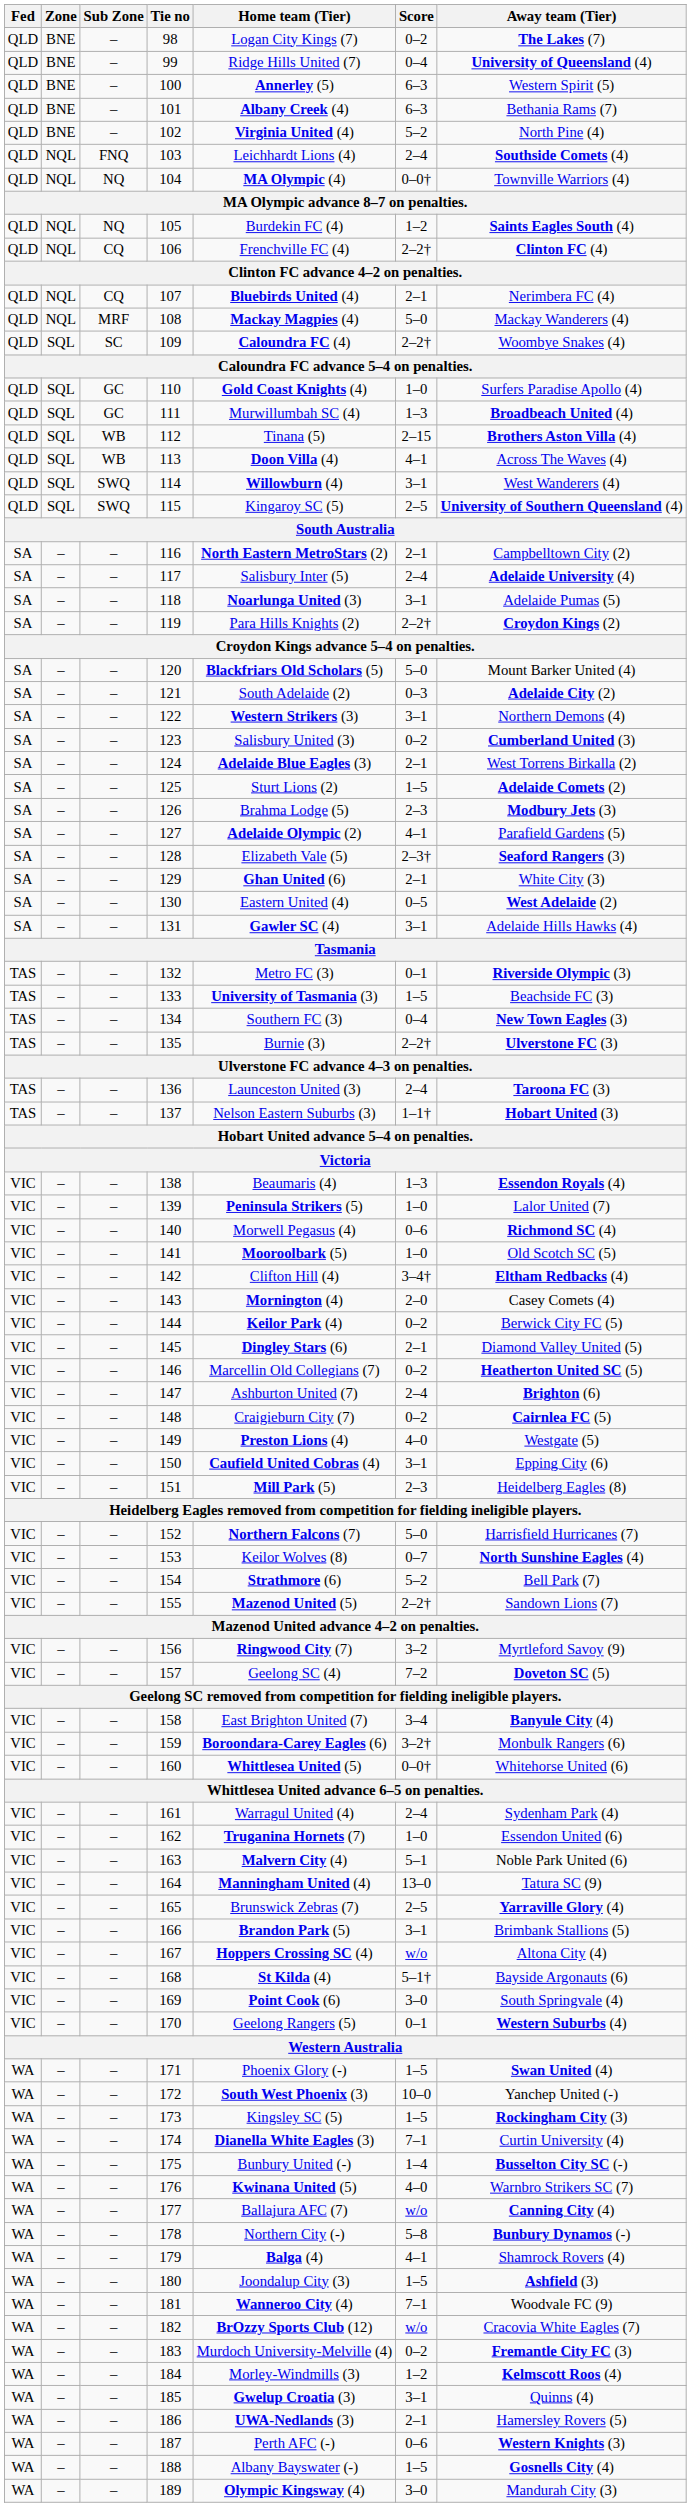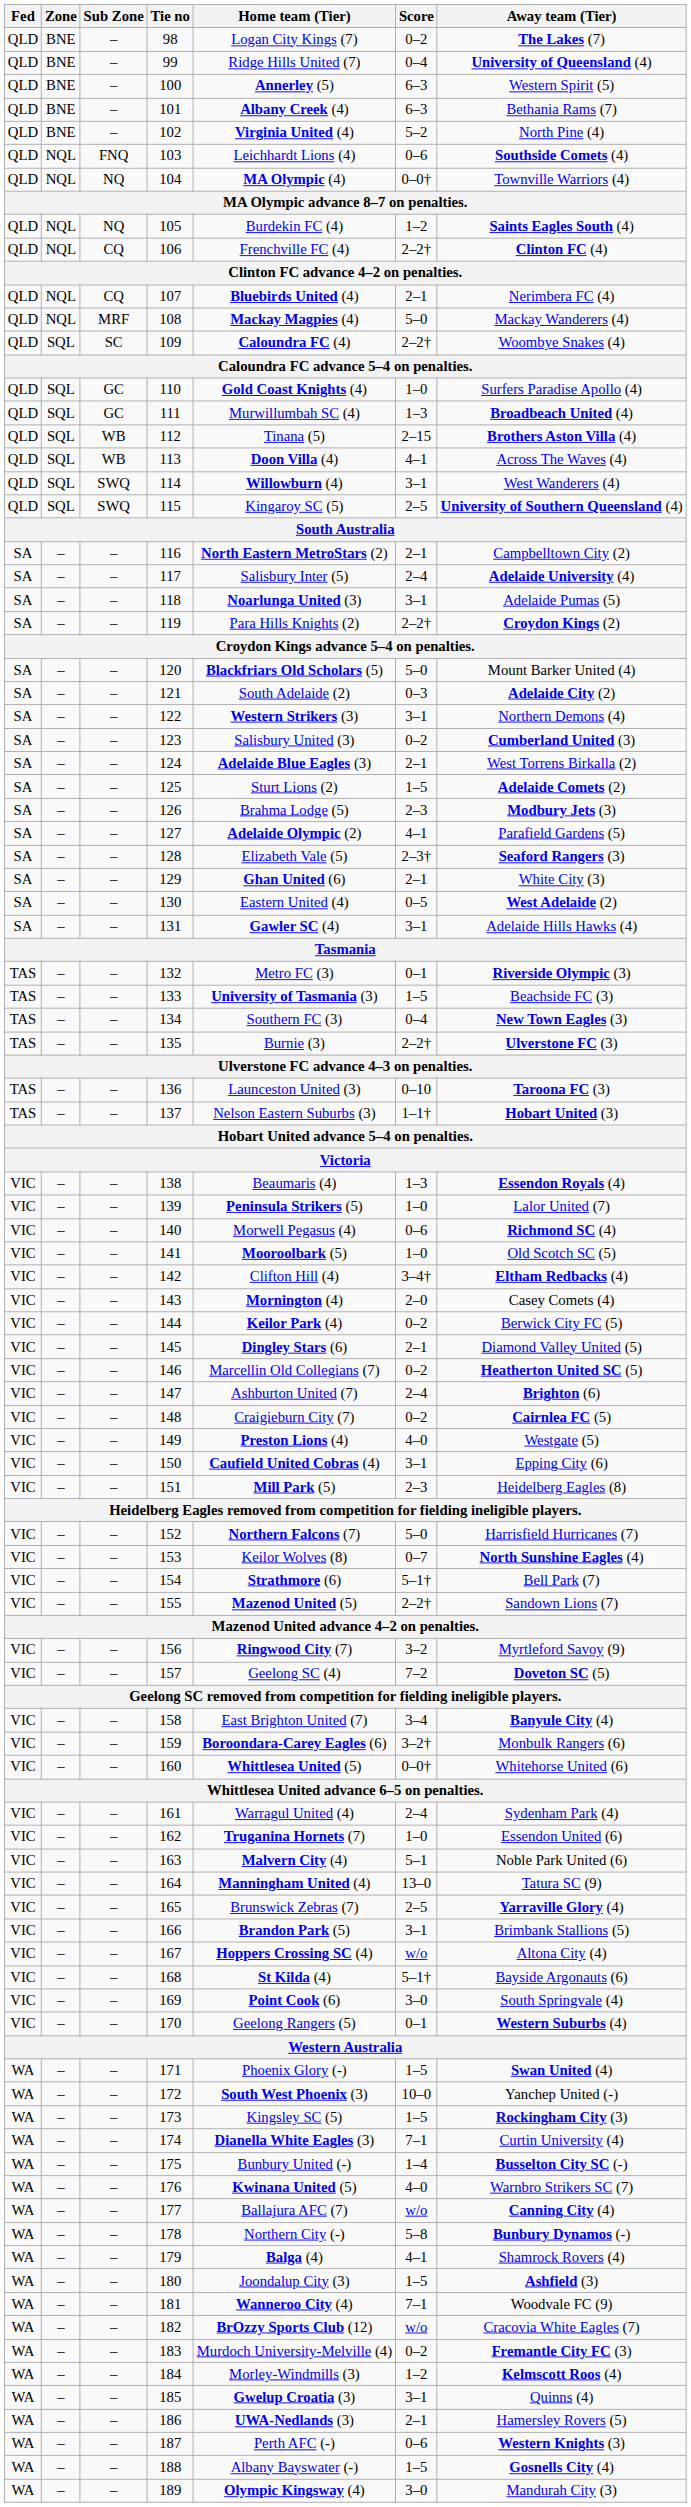(416, 156) 2–4 -> (416, 156) 0–6
(416, 1090) 2–4 -> (416, 1090) 0–10
(416, 1580) 5–2 -> (416, 1580) 5–1†
